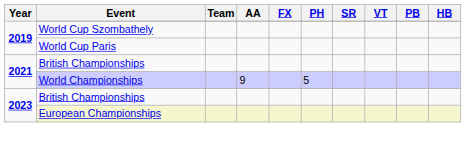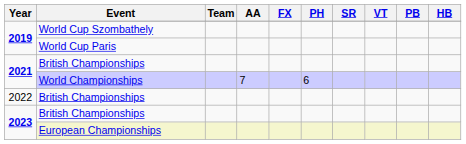(242, 80) 9 -> (242, 80) 7
(306, 80) 5 -> (306, 80) 6
+ row: (20, 97)
